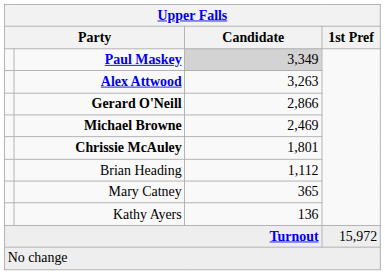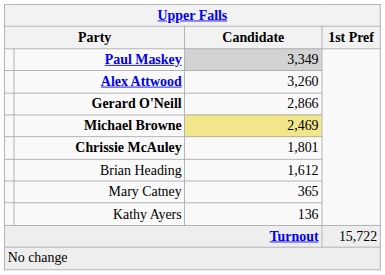(303, 81) 3,263 -> (303, 81) 3,260
(303, 125) no background -> (303, 125) khaki background
(303, 170) 1,112 -> (303, 170) 1,612
(358, 236) 15,972 -> (358, 236) 15,722
